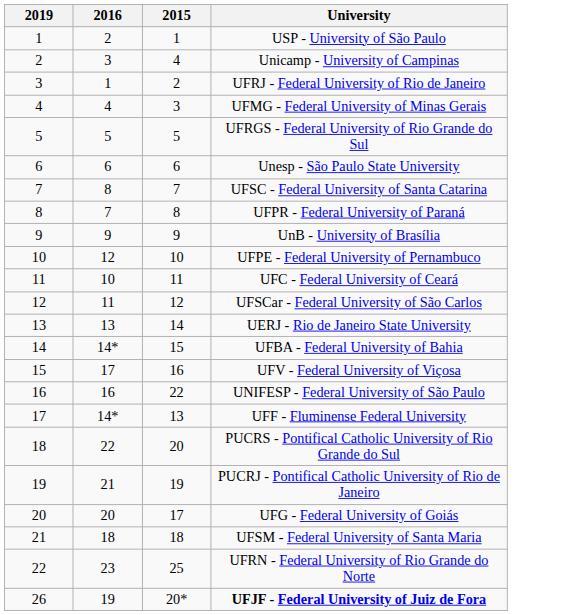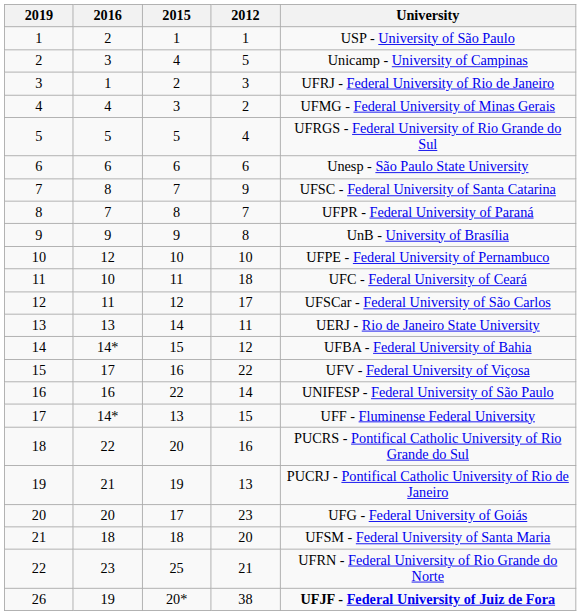+ column: (245, 15)
